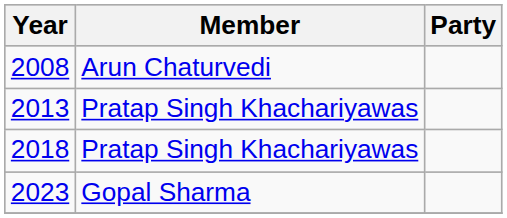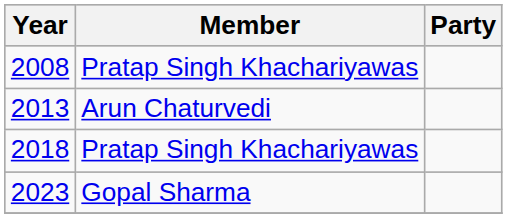(176, 66) Arun Chaturvedi -> (250, 66) Pratap Singh Khachariyawas
(250, 108) Pratap Singh Khachariyawas -> (176, 108) Arun Chaturvedi
